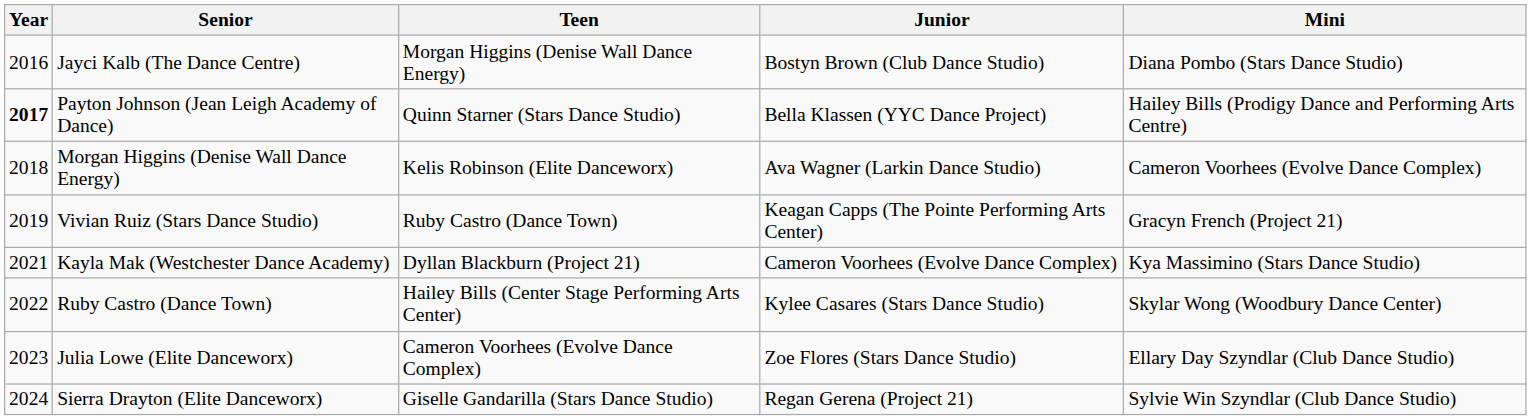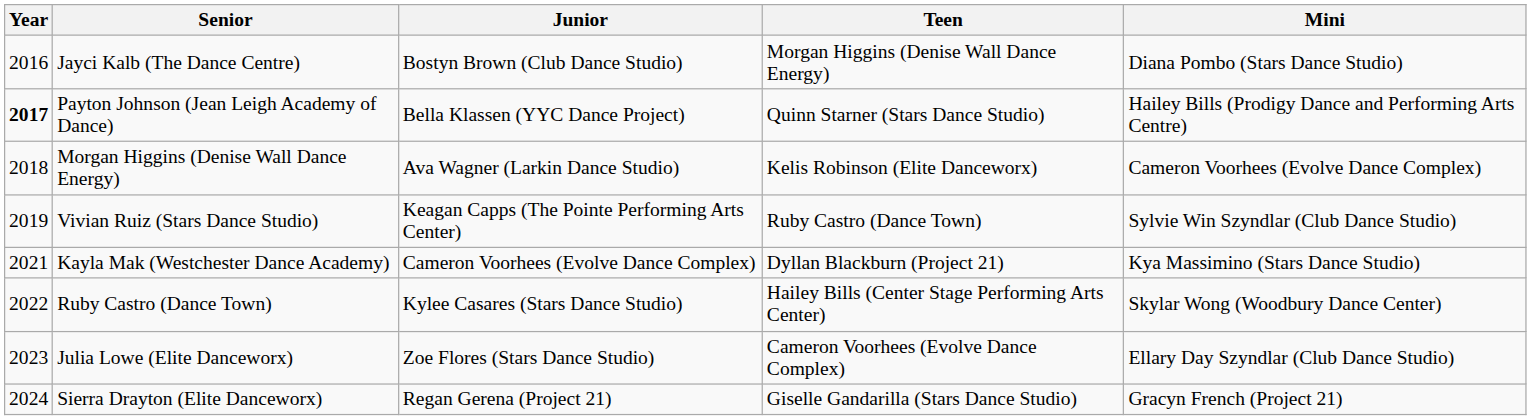columns swapped: (579, 19) <-> (942, 19)
(1235, 220) Gracyn French (Project 21) -> (1292, 220) Sylvie Win Szyndlar (Club Dance Studio)
(1292, 399) Sylvie Win Szyndlar (Club Dance Studio) -> (1235, 399) Gracyn French (Project 21)
